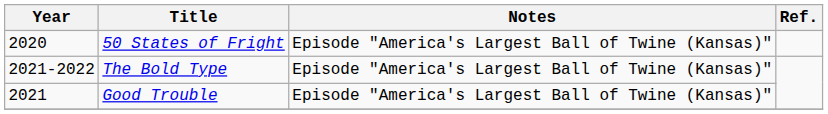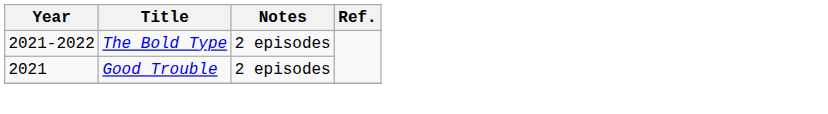- row: (194, 44)
(532, 70) Episode "America's Largest Ball of Twine (Kansas)" -> (283, 44) 2 episodes
(532, 96) Episode "America's Largest Ball of Twine (Kansas)" -> (283, 70) 2 episodes
